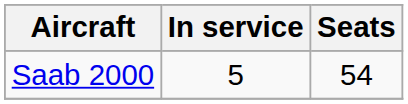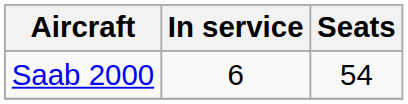(236, 74) 5 -> (236, 74) 6
